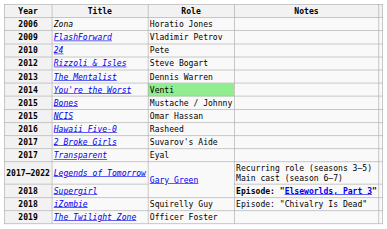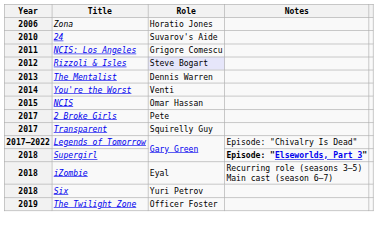- row: (83, 37)
(159, 50) Pete -> (184, 37) Suvarov's Aide
+ row: (95, 50)
(179, 63) no background -> (179, 63) lavender background
(162, 90) lightgreen background -> (162, 90) no background
- row: (66, 103)
- row: (85, 129)
(184, 142) Suvarov's Aide -> (159, 116) Pete
(159, 155) Eyal -> (181, 129) Squirelly Guy
(304, 173) Recurring role (seasons 3–5) Main cast (season 6–7) -> (292, 142) Episode: "Chivalry Is Dead"
(181, 204) Squirelly Guy -> (159, 173) Eyal
(302, 204) Episode: "Chivalry Is Dead" -> (294, 173) Recurring role (seasons 3–5) Main cast (season 6–7)
+ row: (61, 191)
